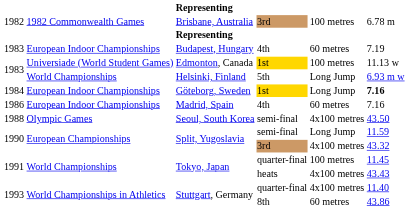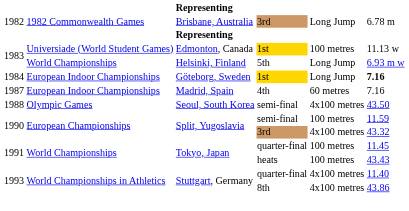(332, 21) 100 metres -> (333, 21) Long Jump
- row: (215, 49)
(14, 104) 1986 -> (14, 90) 1987
(333, 132) Long Jump -> (332, 118) 100 metres
(337, 174) 4x100 metres -> (332, 160) 100 metres
(329, 201) 60 metres -> (337, 187) 4x100 metres
